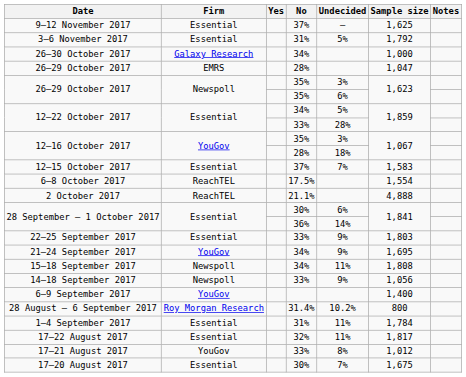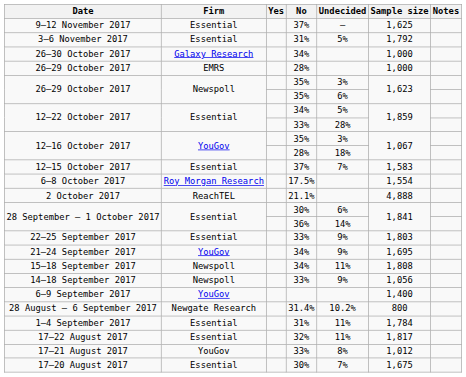(400, 68) 1,047 -> (400, 68) 1,000
(214, 182) ReachTEL -> (214, 182) Roy Morgan Research
(214, 309) Roy Morgan Research -> (214, 309) Newgate Research
